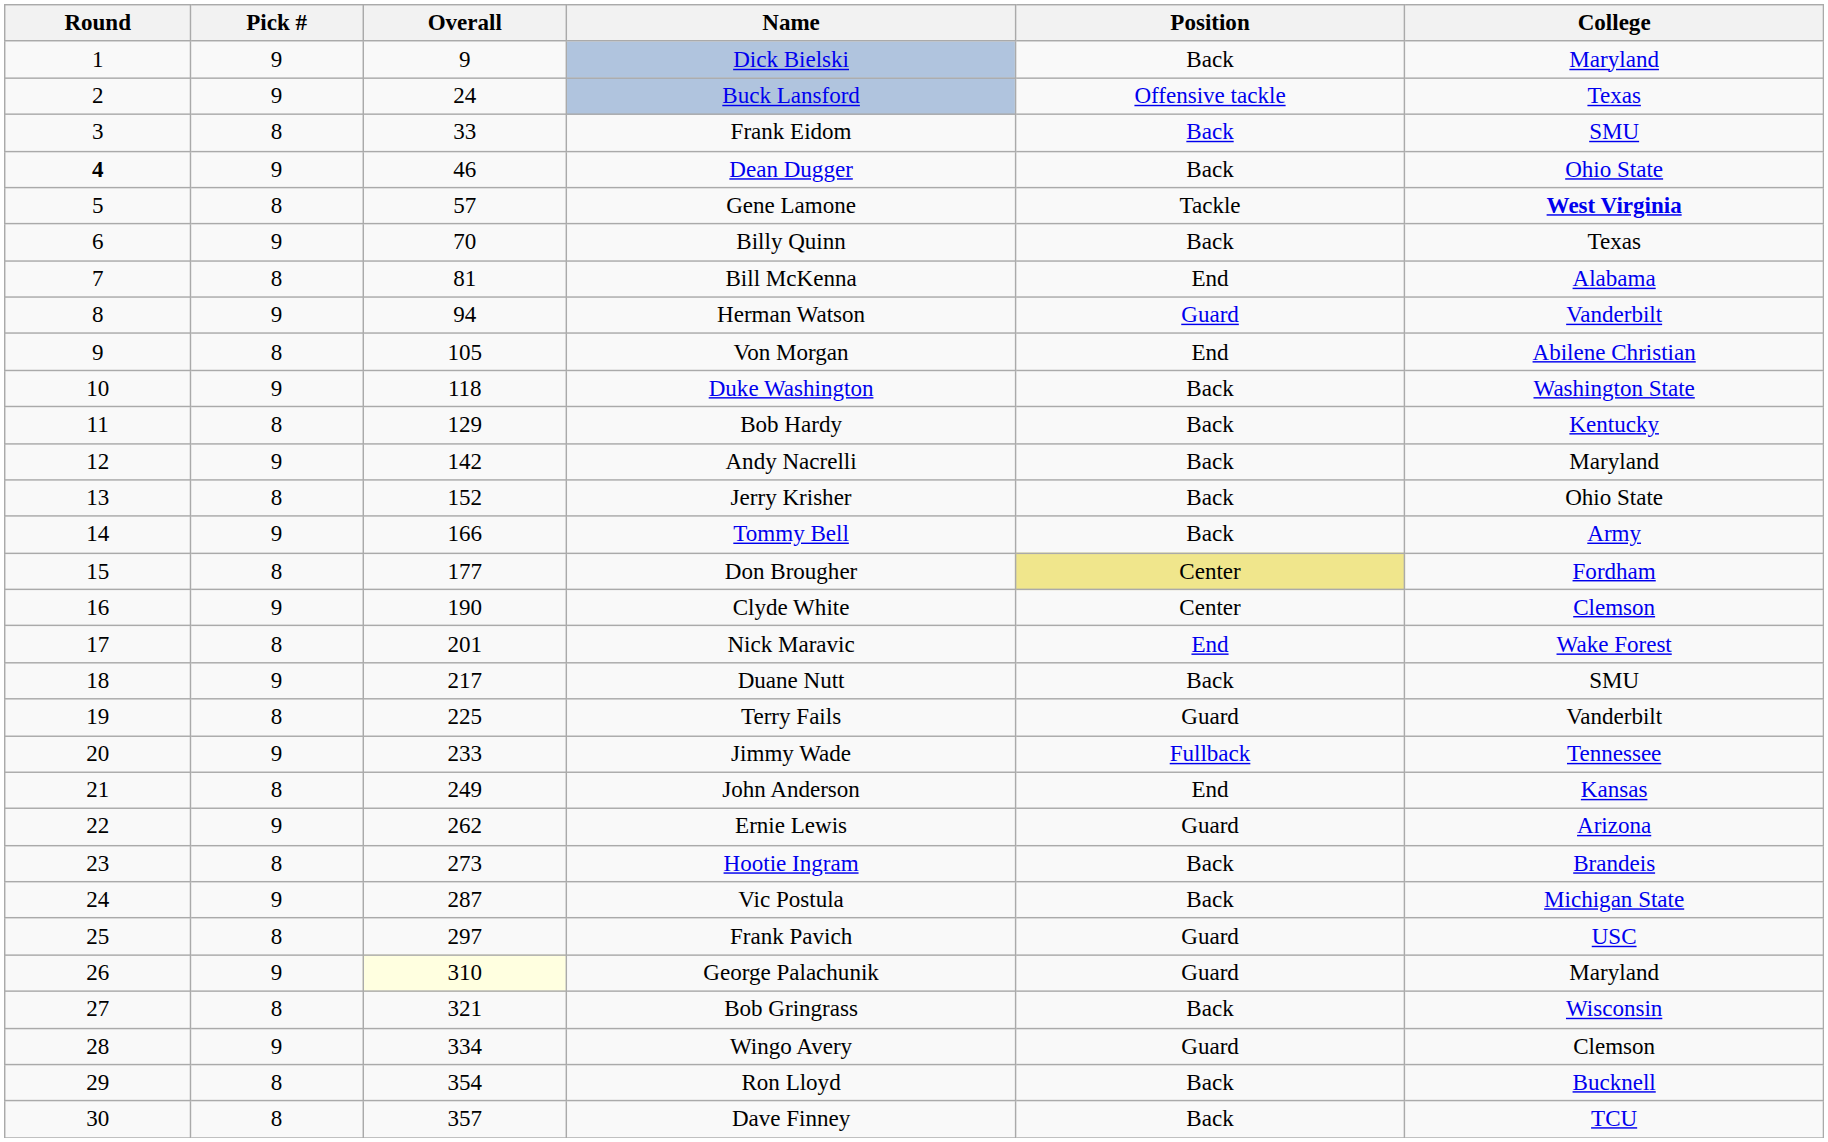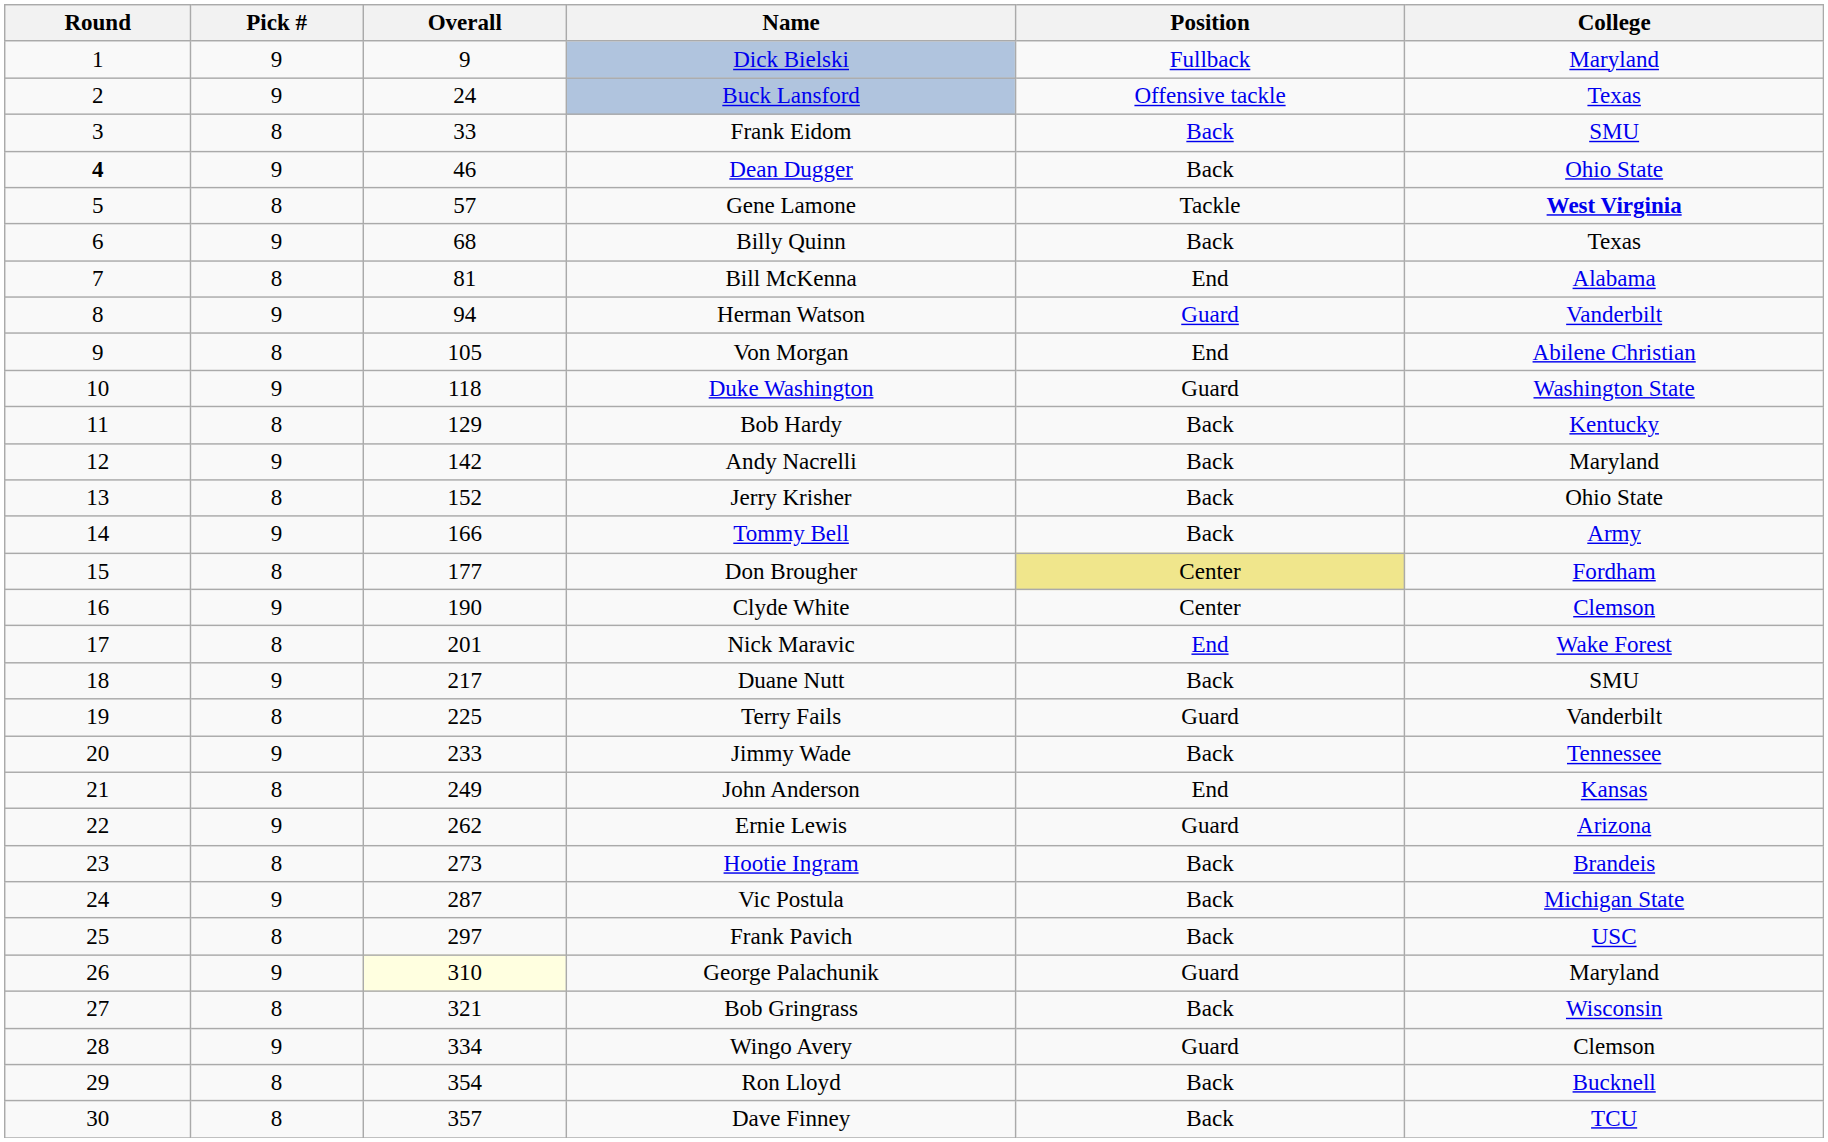(1210, 59) Back -> (1210, 59) Fullback
(465, 242) 70 -> (465, 242) 68
(1210, 388) Back -> (1210, 388) Guard
(1210, 753) Fullback -> (1210, 753) Back
(1210, 936) Guard -> (1210, 936) Back
